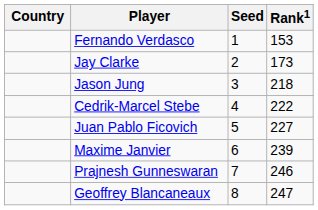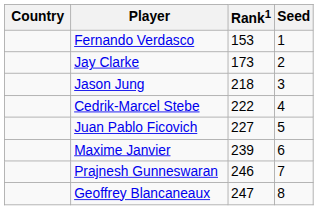columns swapped: (290, 17) <-> (247, 17)
